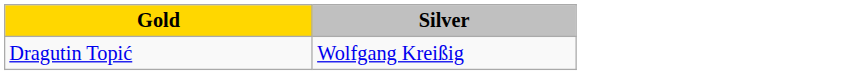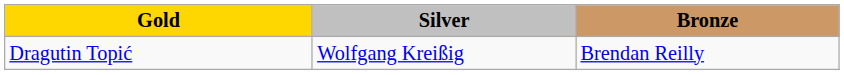+ column: (708, 20)
